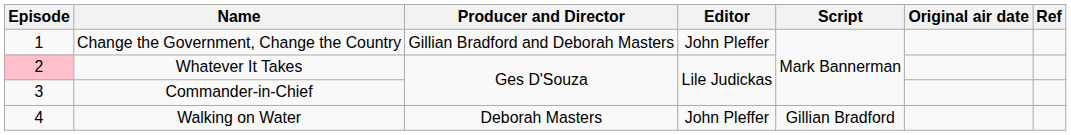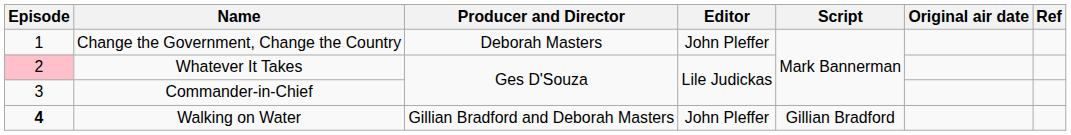(541, 42) Gillian Bradford and Deborah Masters -> (541, 42) Deborah Masters
(39, 117) normal -> (39, 117) bold
(541, 117) Deborah Masters -> (541, 117) Gillian Bradford and Deborah Masters
